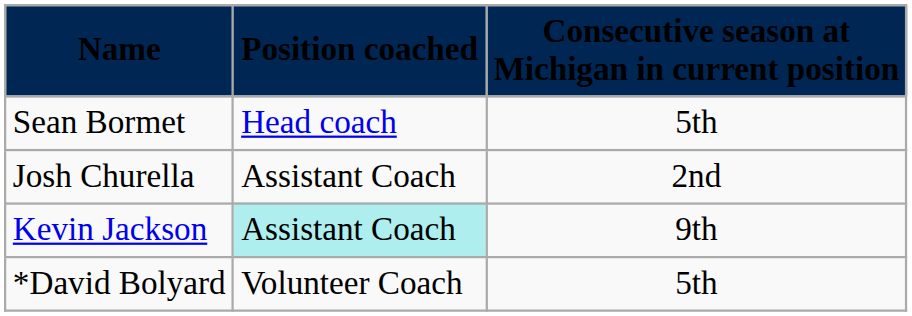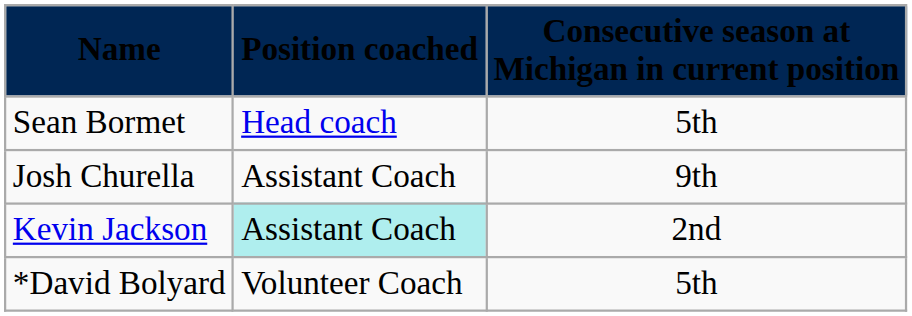(696, 175) 2nd -> (696, 175) 9th
(696, 229) 9th -> (696, 229) 2nd
